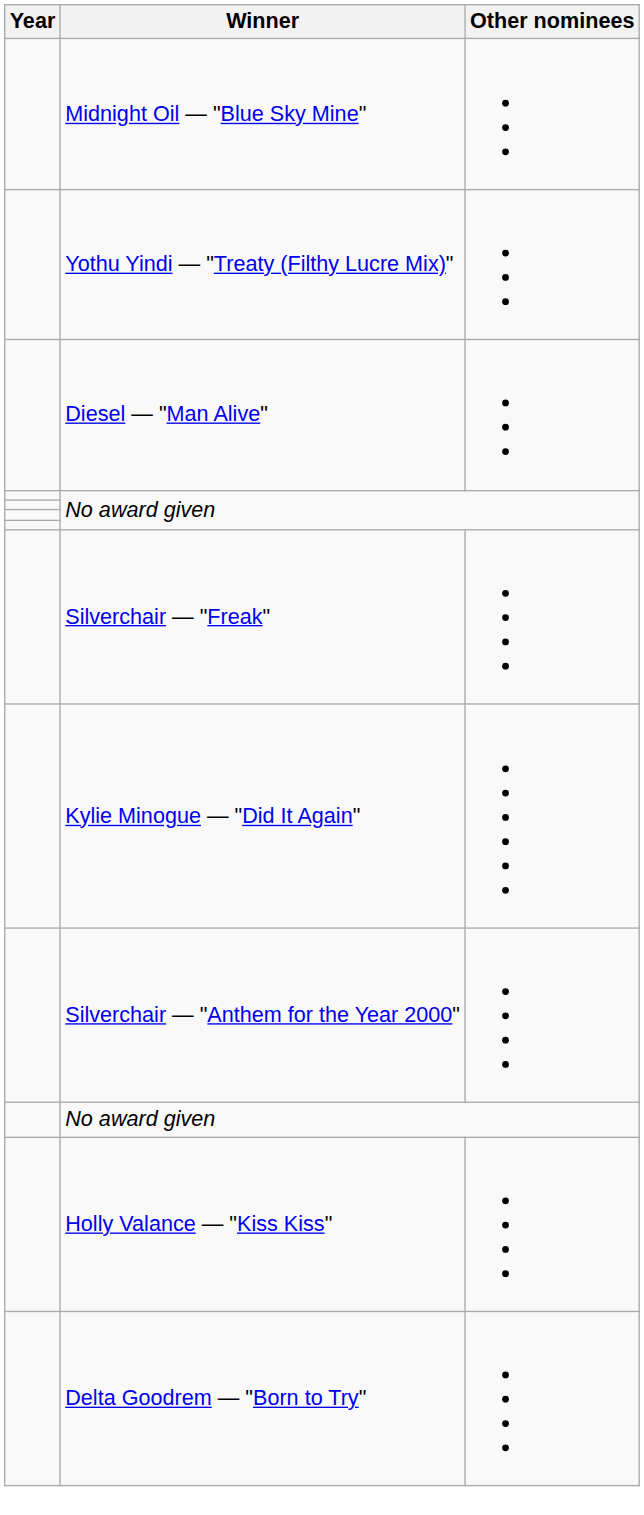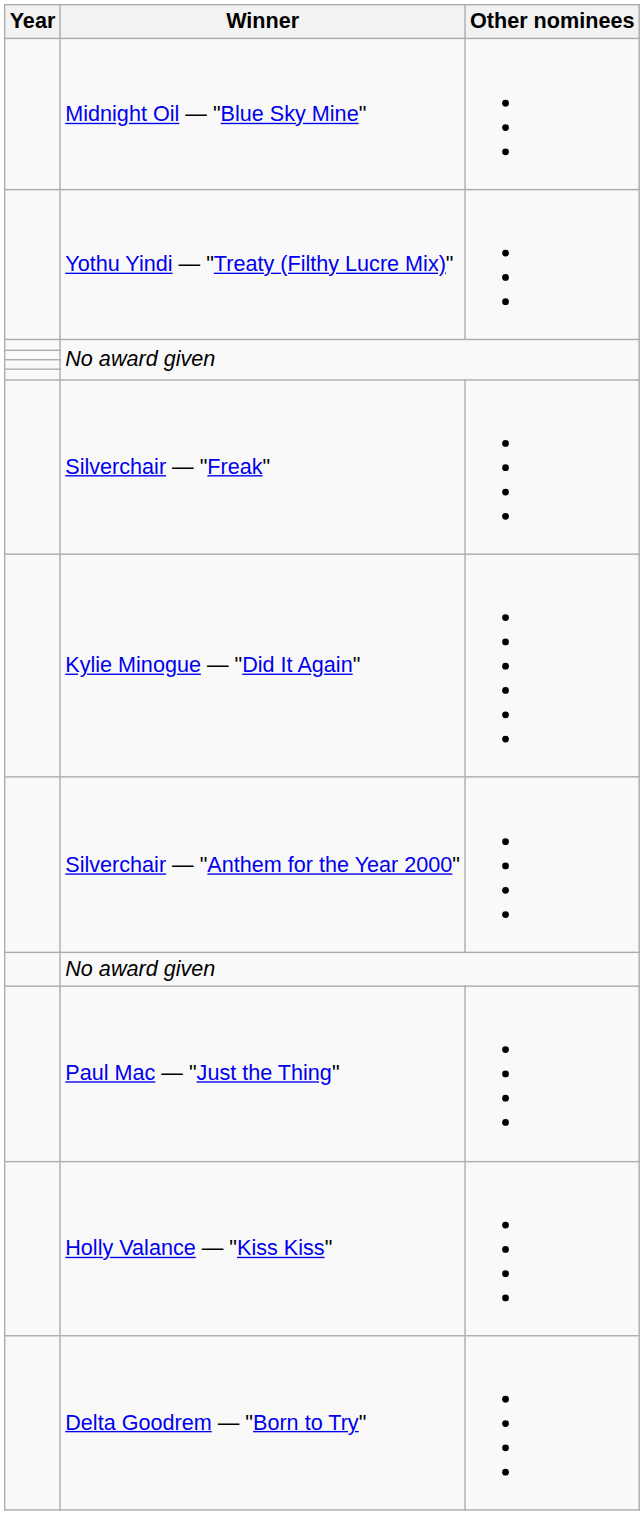- row: (167, 414)
+ row: (202, 1073)
